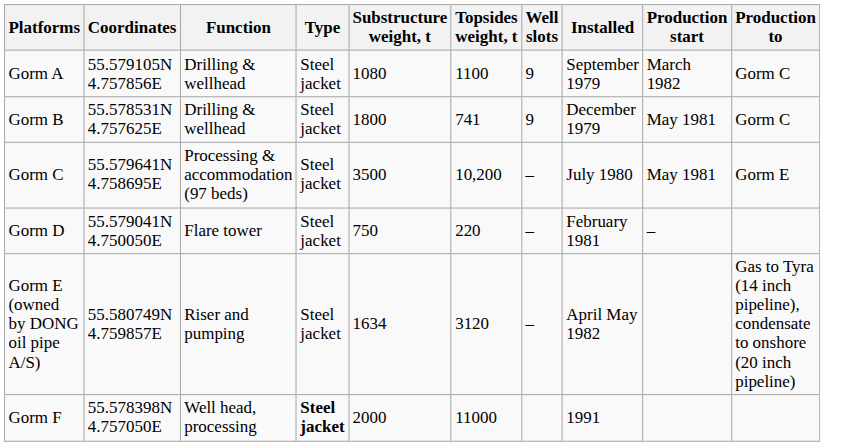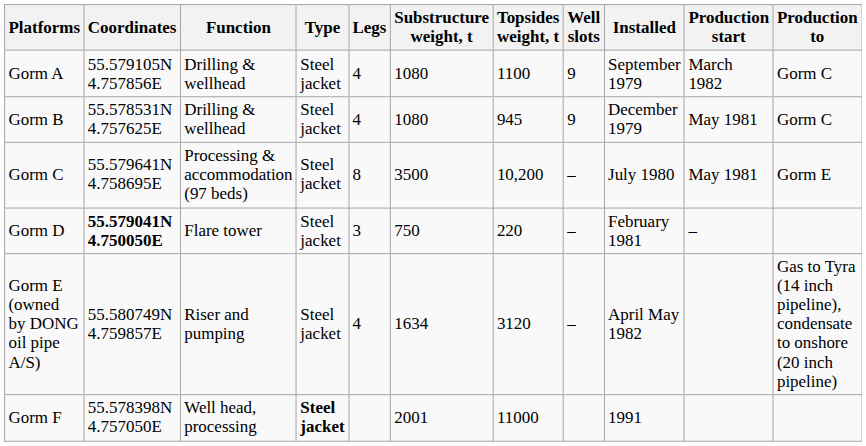+ column: (369, 27)
(369, 119) 1800 -> (411, 119) 1080
(468, 119) 741 -> (510, 119) 945
(130, 230) normal -> (130, 230) bold
(369, 417) 2000 -> (411, 417) 2001
